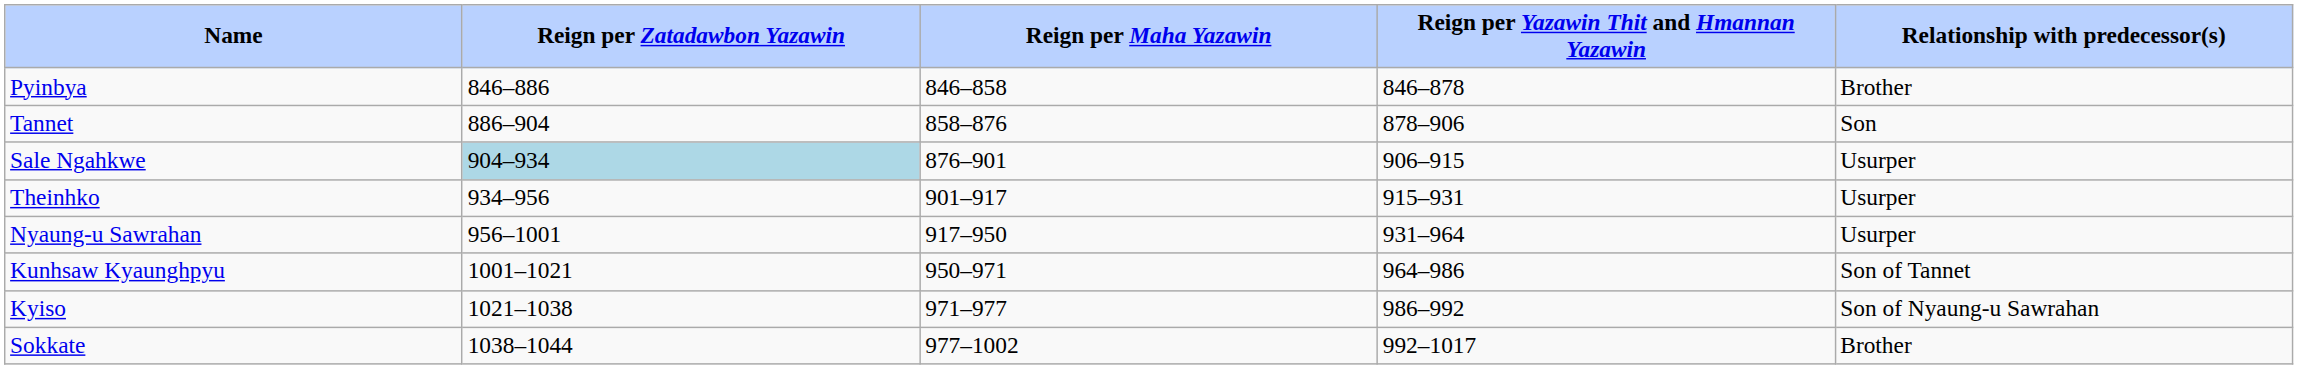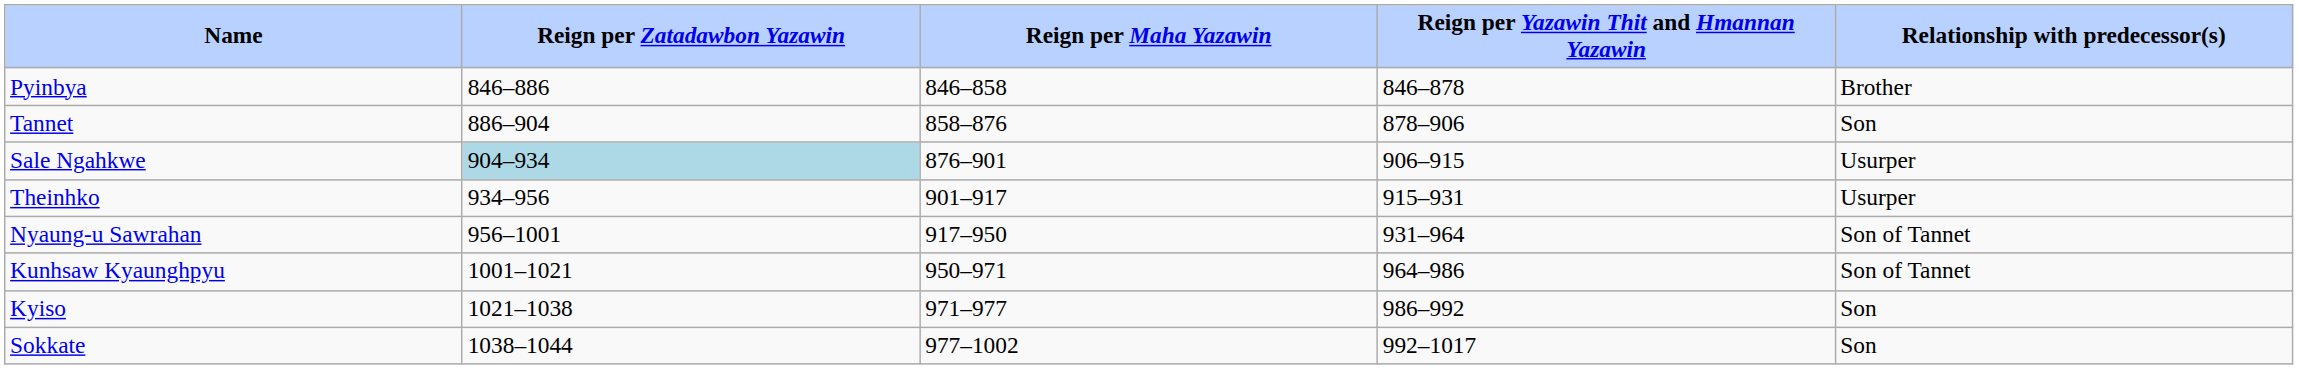(1878, 234) Usurper -> (1905, 234) Son of Tannet
(1970, 308) Son of Nyaung-u Sawrahan -> (1858, 308) Son
(1876, 345) Brother -> (1858, 345) Son
